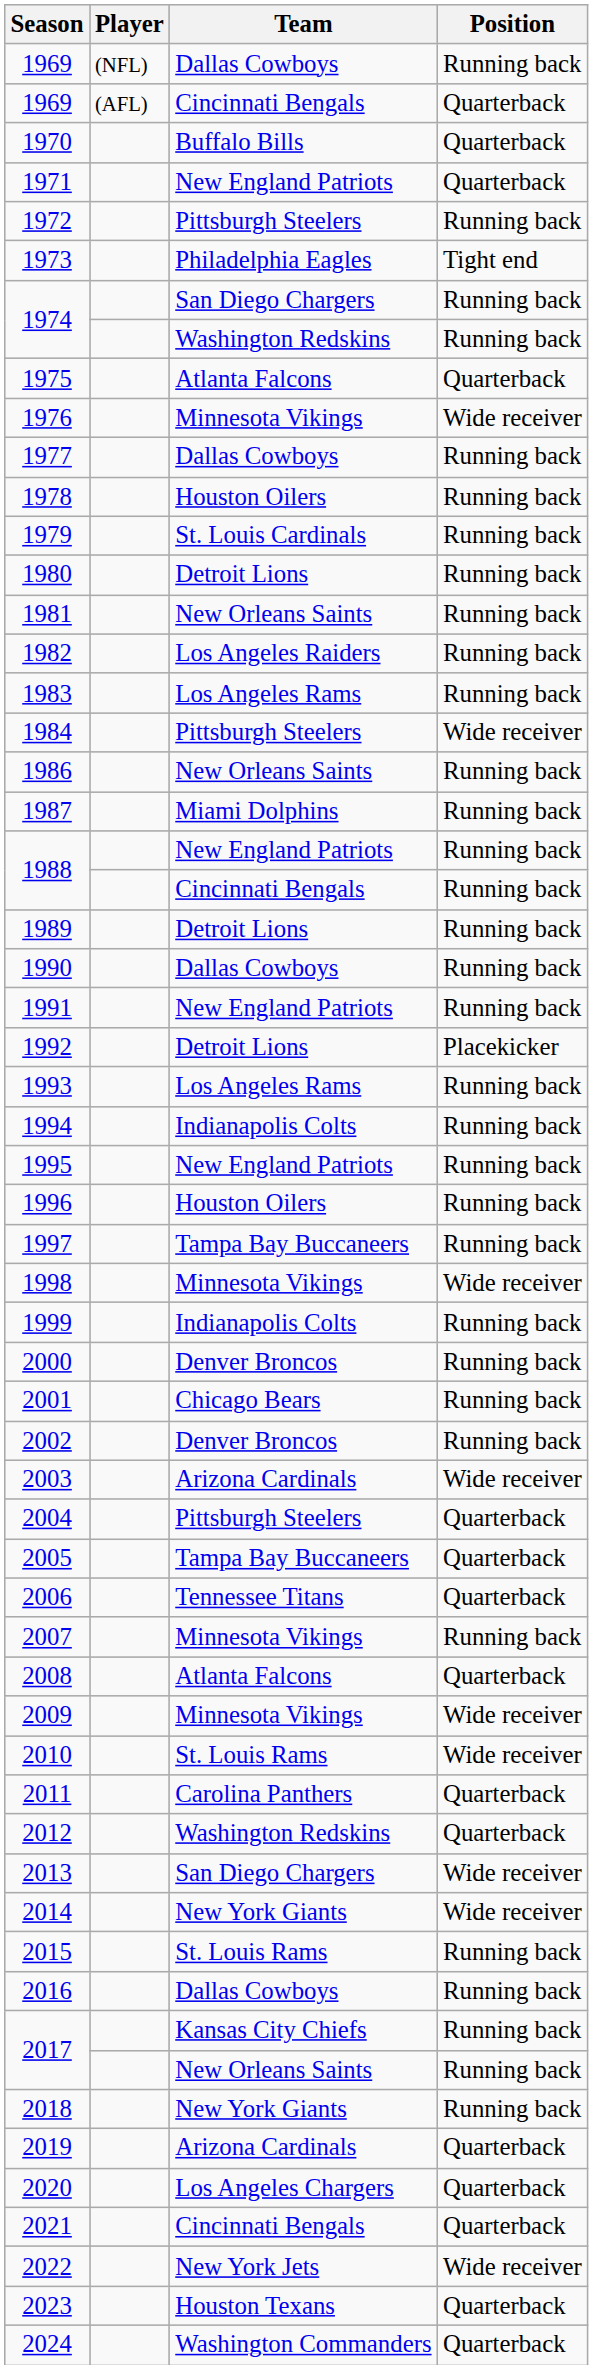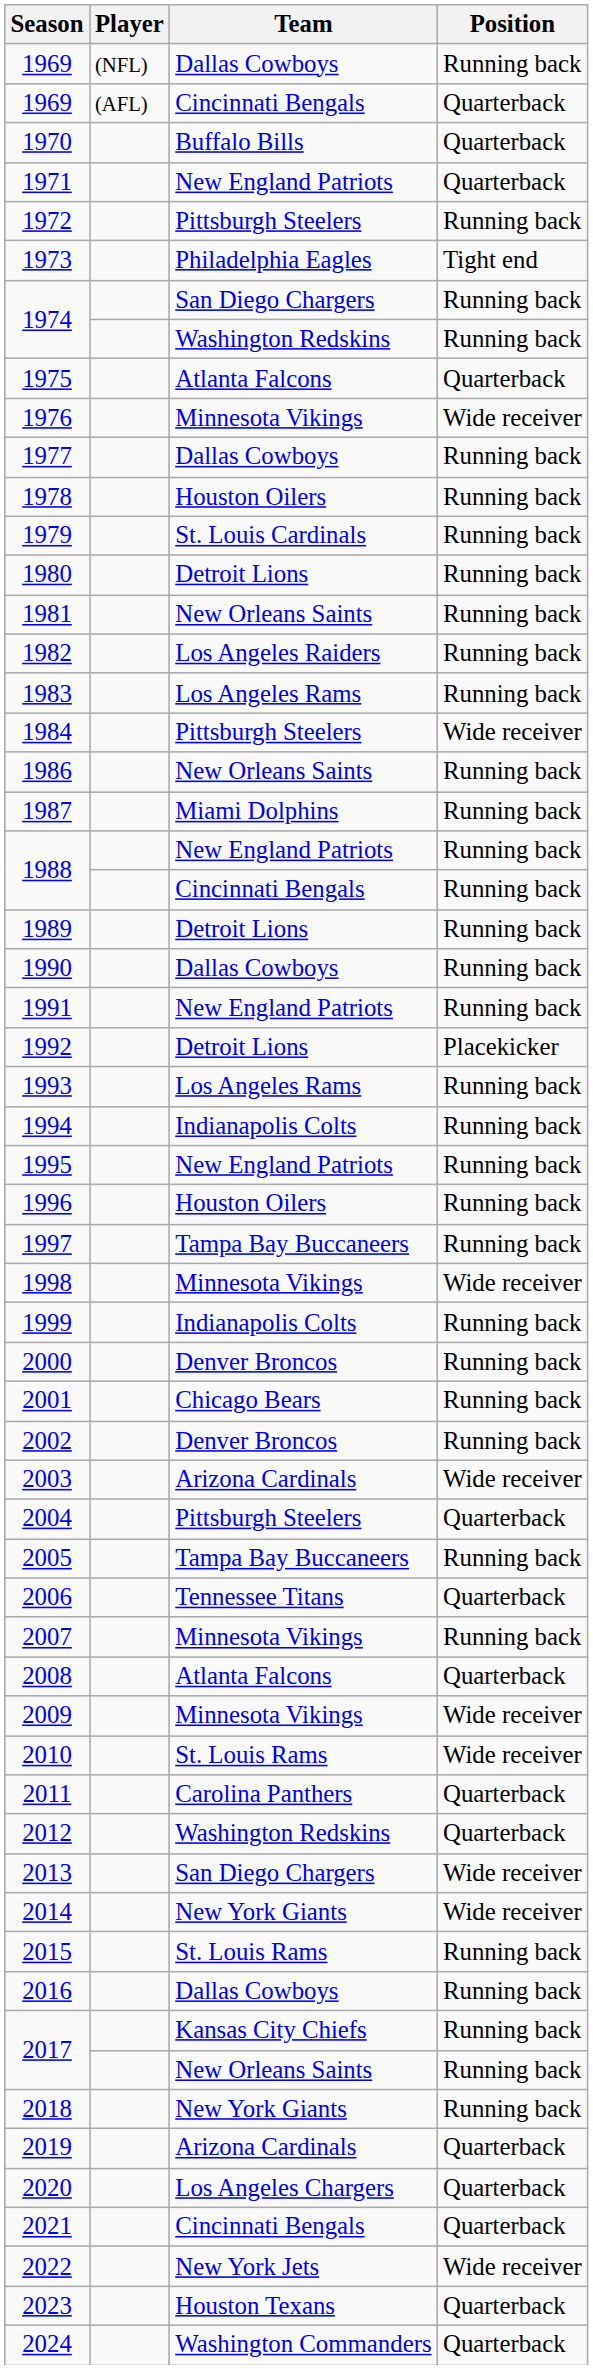(504, 1558) Quarterback -> (512, 1558) Running back
